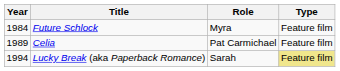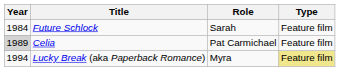(221, 27) Myra -> (223, 27) Sarah
(17, 43) no background -> (17, 43) lightgrey background
(223, 58) Sarah -> (221, 58) Myra
